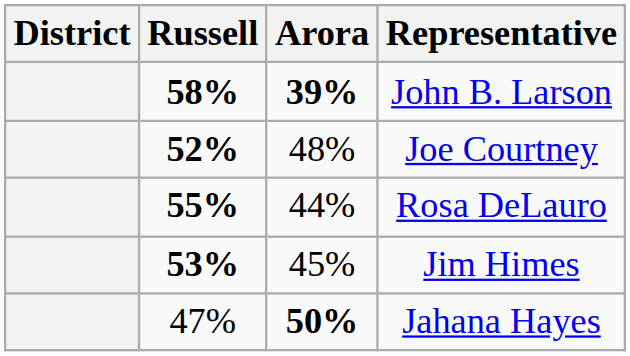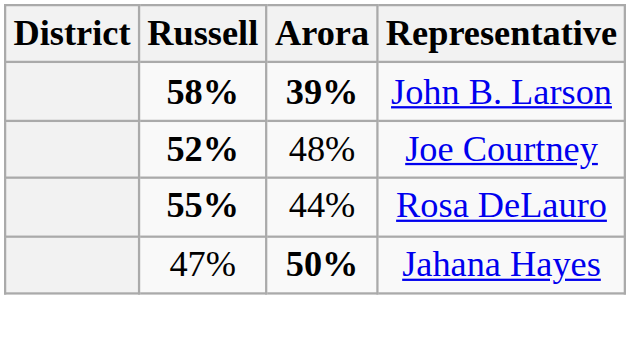- row: (502, 263)
